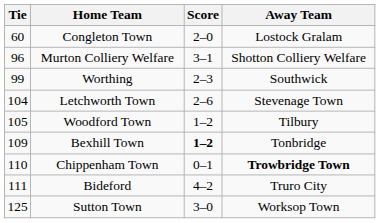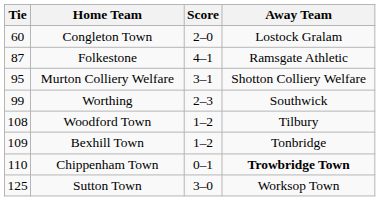+ row: (107, 57)
(18, 57) 96 -> (18, 79) 95
- row: (107, 100)
(18, 121) 105 -> (18, 121) 108
(203, 143) bold -> (203, 143) normal
- row: (107, 185)
